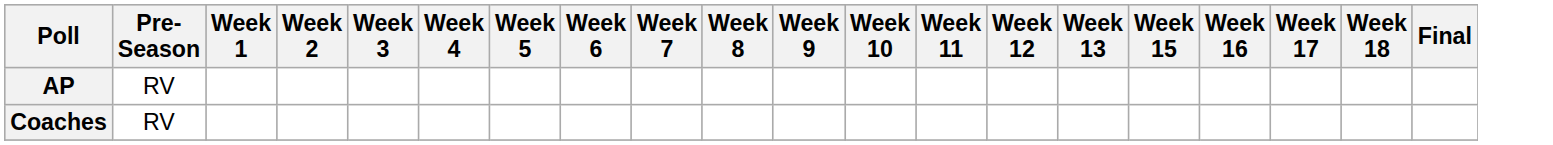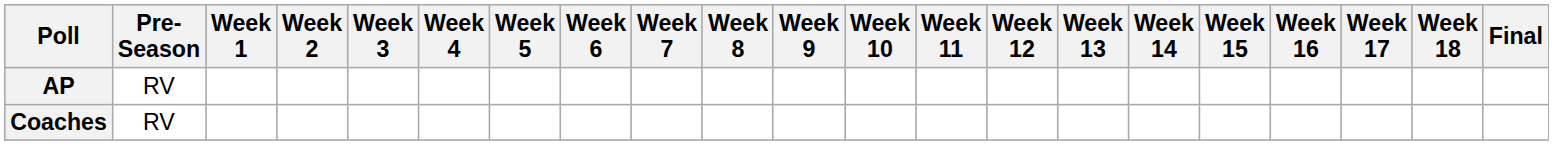+ column: (1164, 36)
